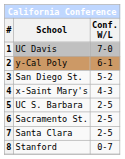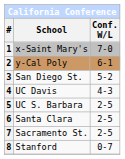(36, 49) UC Davis -> (52, 49) x-Saint Mary's
(52, 91) x-Saint Mary's -> (36, 91) UC Davis
(52, 119) Sacramento St. -> (44, 119) Santa Clara
(44, 133) Santa Clara -> (52, 133) Sacramento St.
